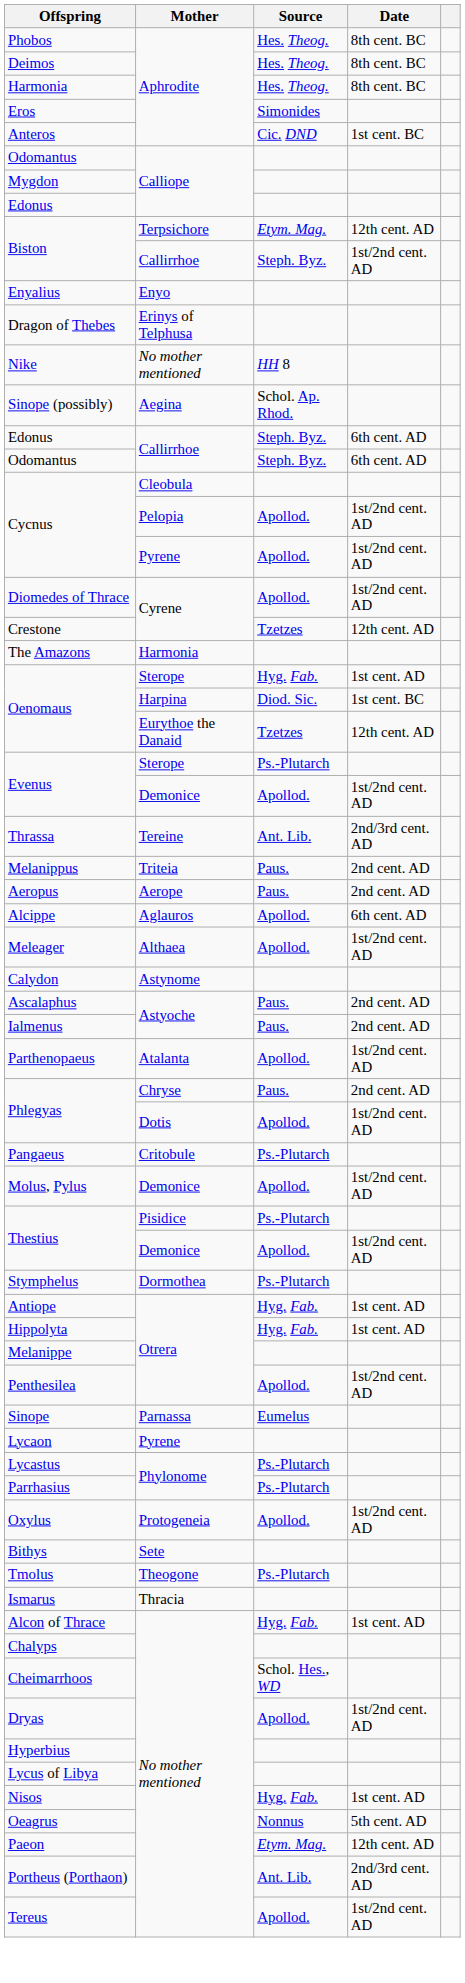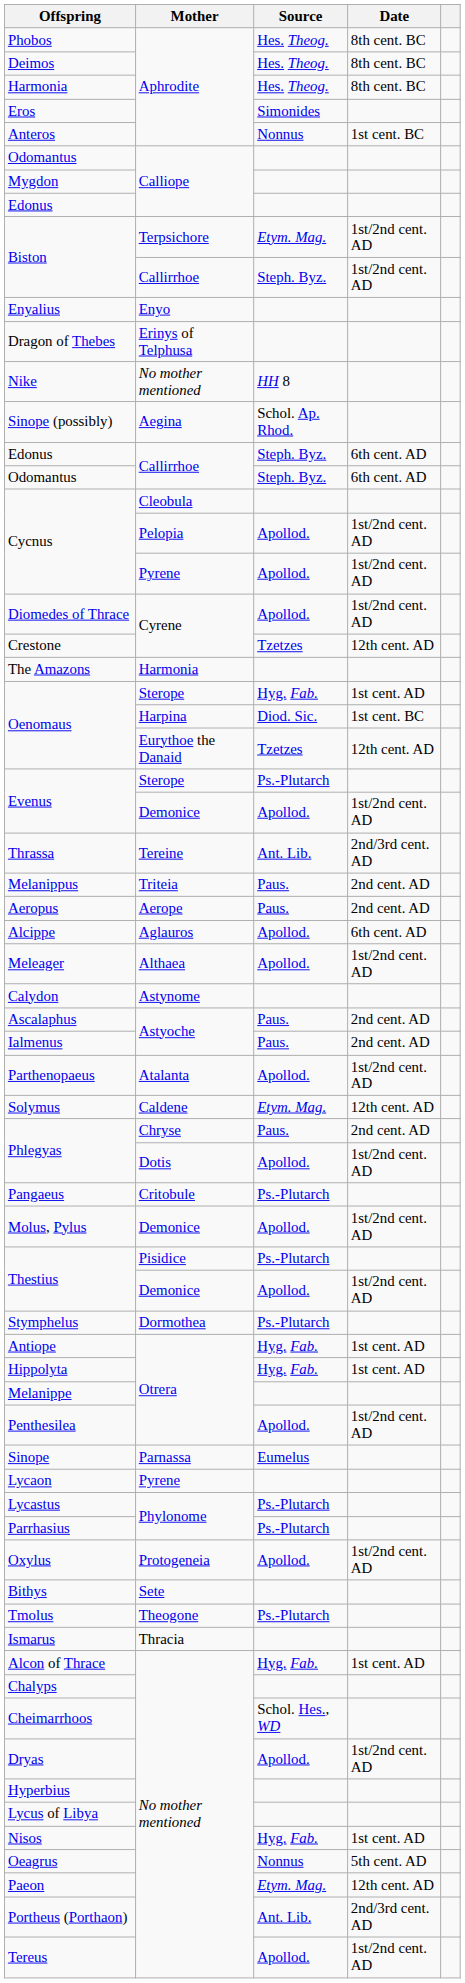(287, 134) Cic. DND -> (280, 134) Nonnus
(392, 228) 12th cent. AD -> (389, 237) 1st/2nd cent. AD
+ row: (34, 1107)
